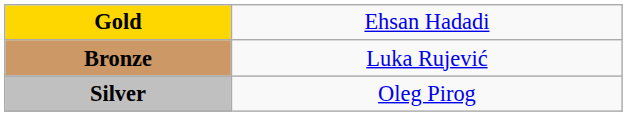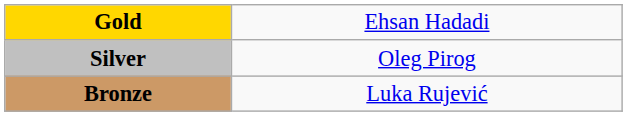rows swapped: (118, 93) <-> (118, 57)
